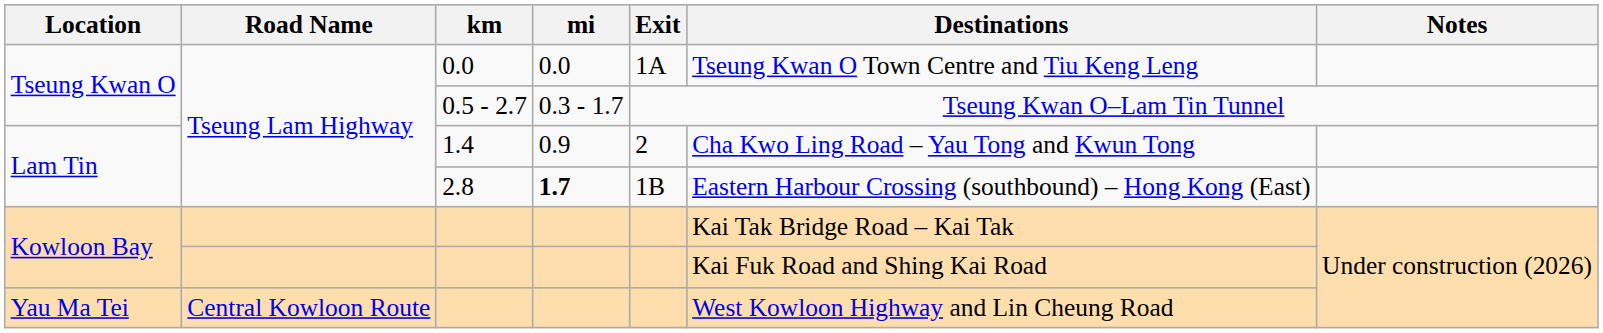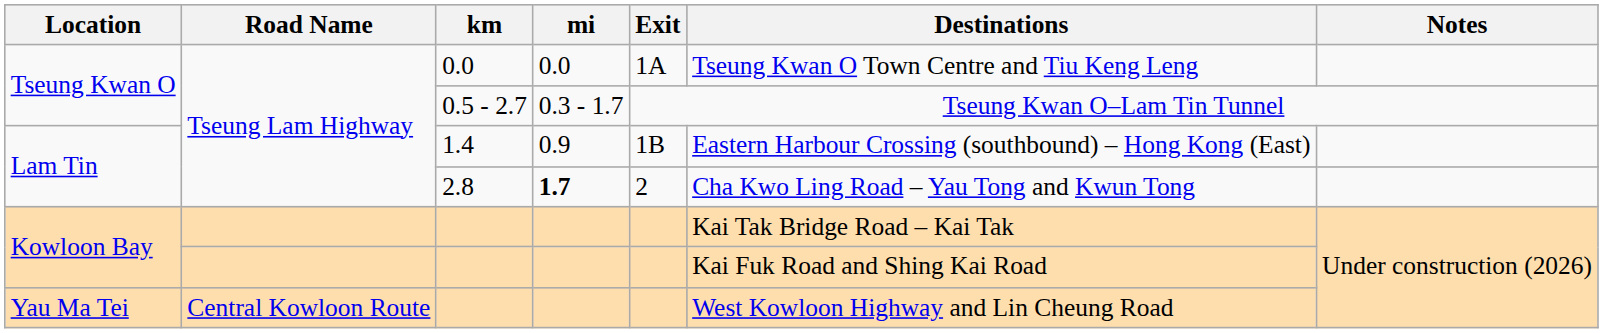(642, 145) 2 -> (650, 145) 1B
(944, 145) Cha Kwo Ling Road – Yau Tong and Kwun Tong -> (1001, 145) Eastern Harbour Crossing (southbound) – Hong Kong (East)
(650, 186) 1B -> (642, 186) 2
(1001, 186) Eastern Harbour Crossing (southbound) – Hong Kong (East) -> (944, 186) Cha Kwo Ling Road – Yau Tong and Kwun Tong
